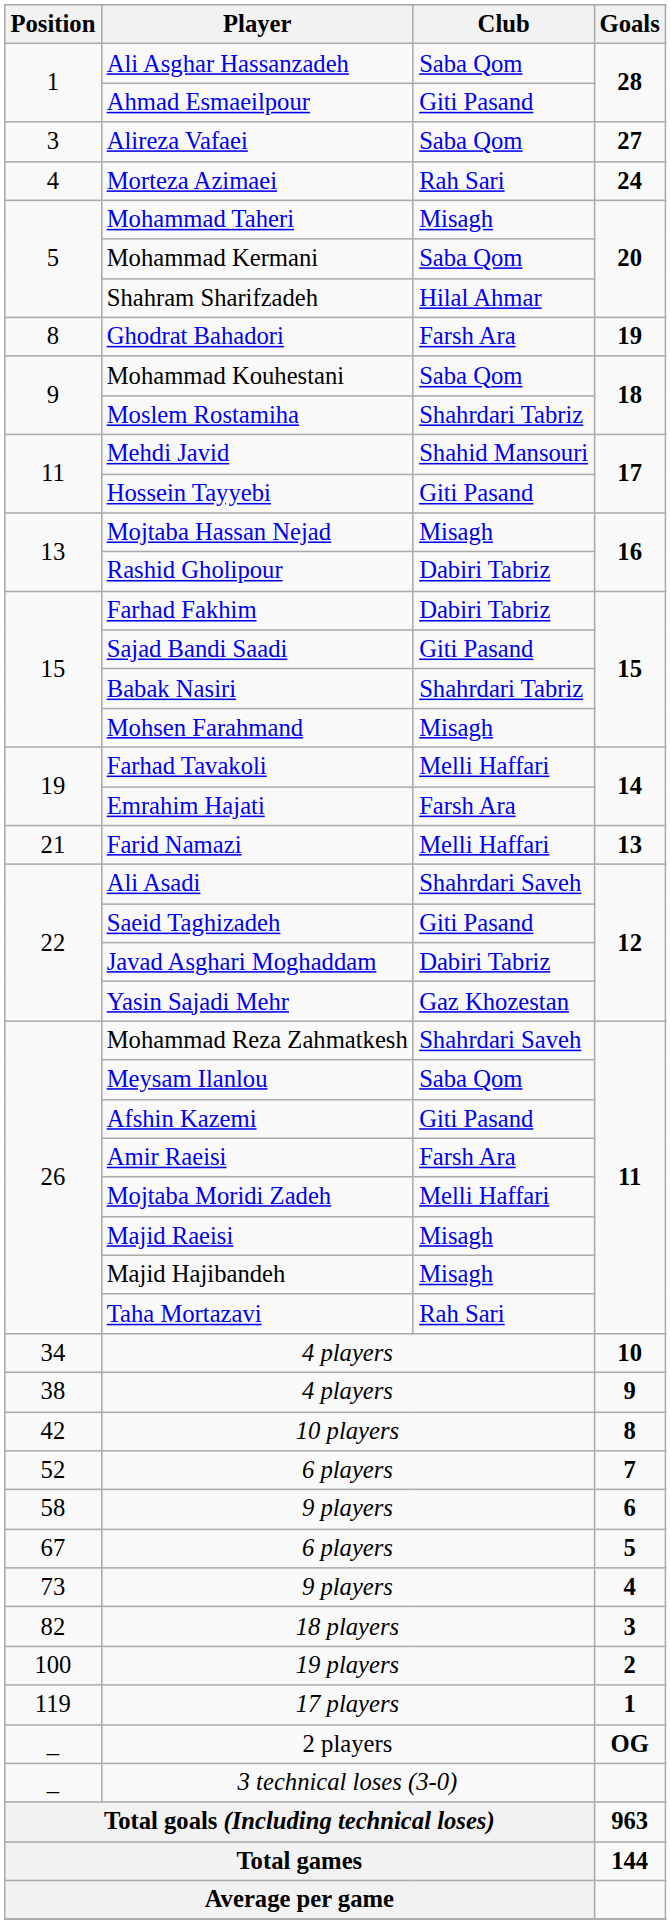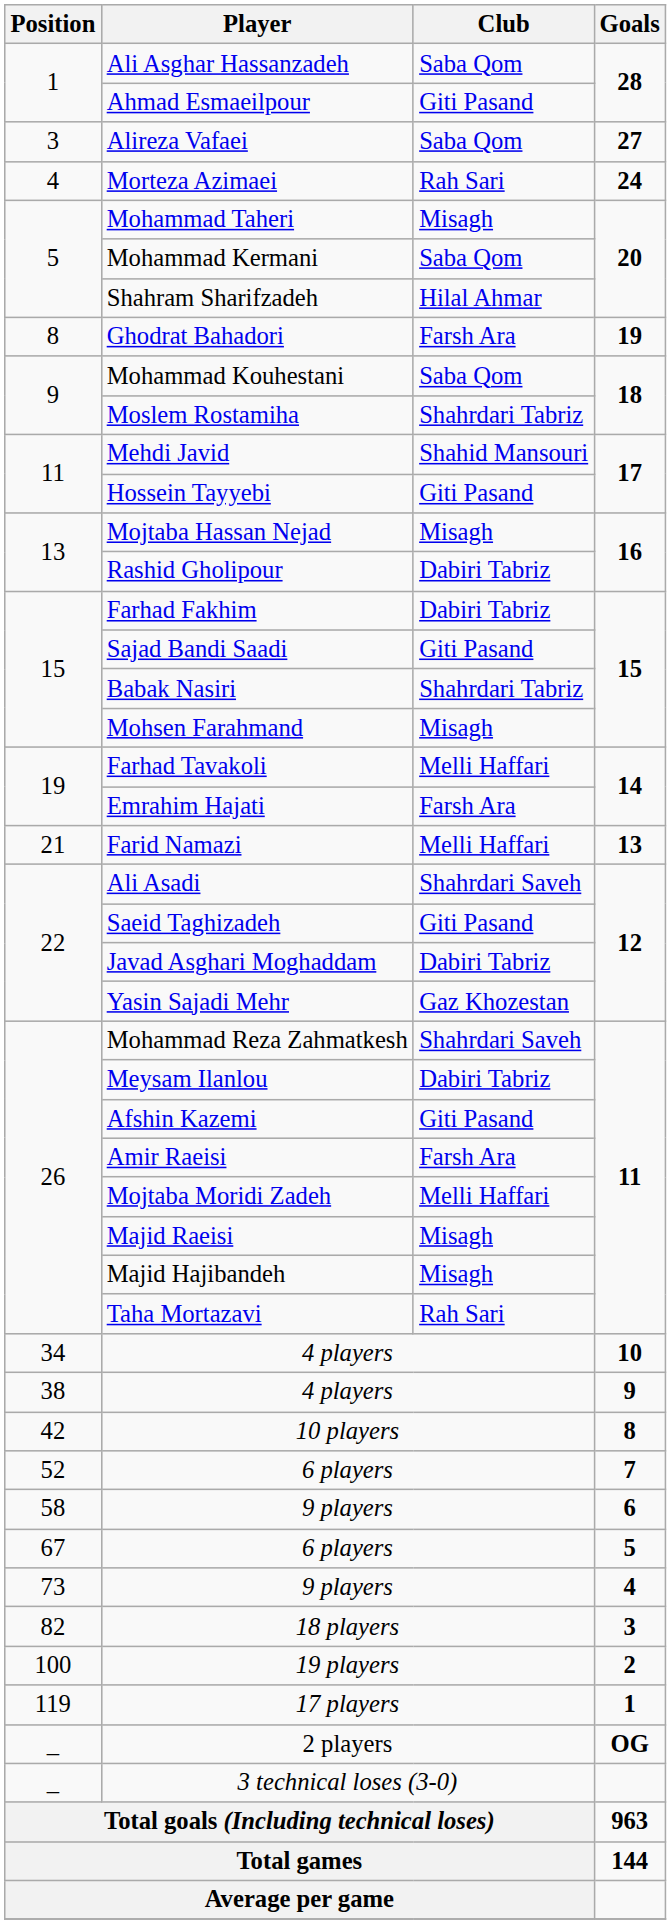(471, 1079) Saba Qom -> (485, 1079) Dabiri Tabriz
